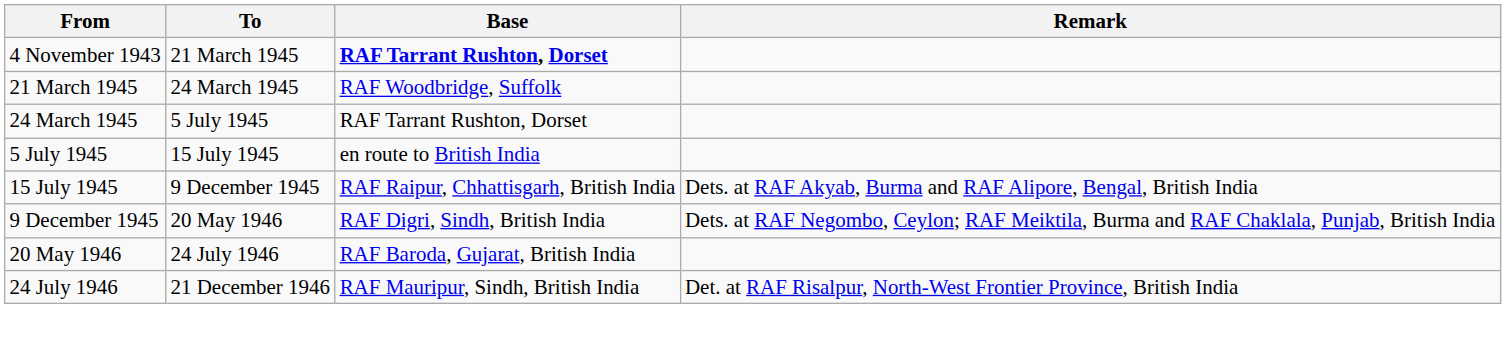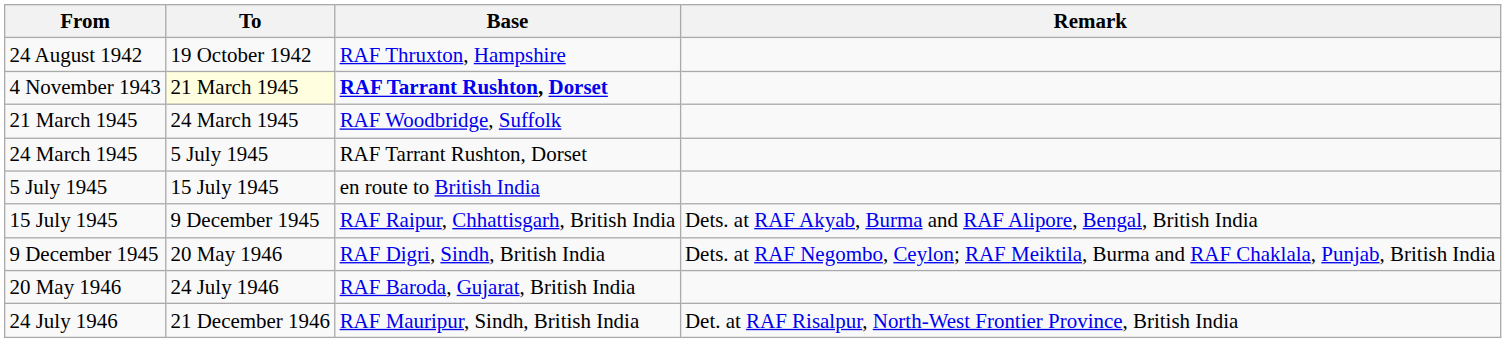+ row: (76, 54)
(235, 54) no background -> (235, 87) lightyellow background
